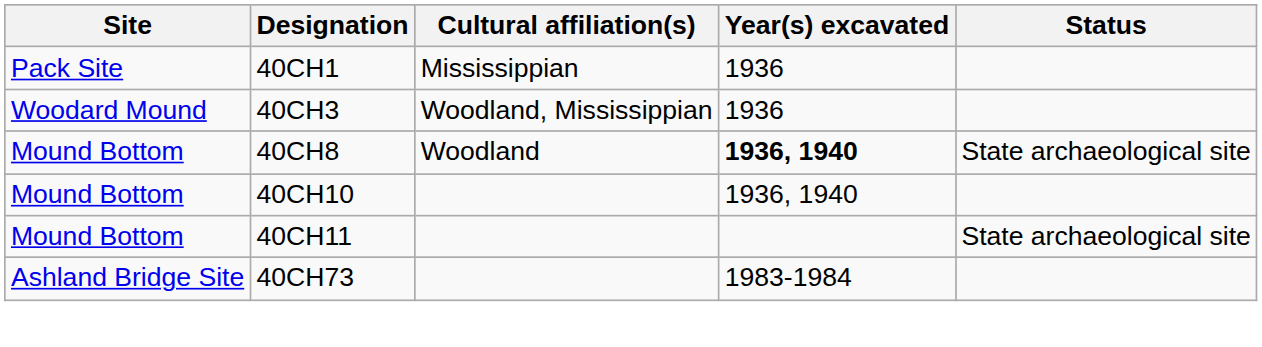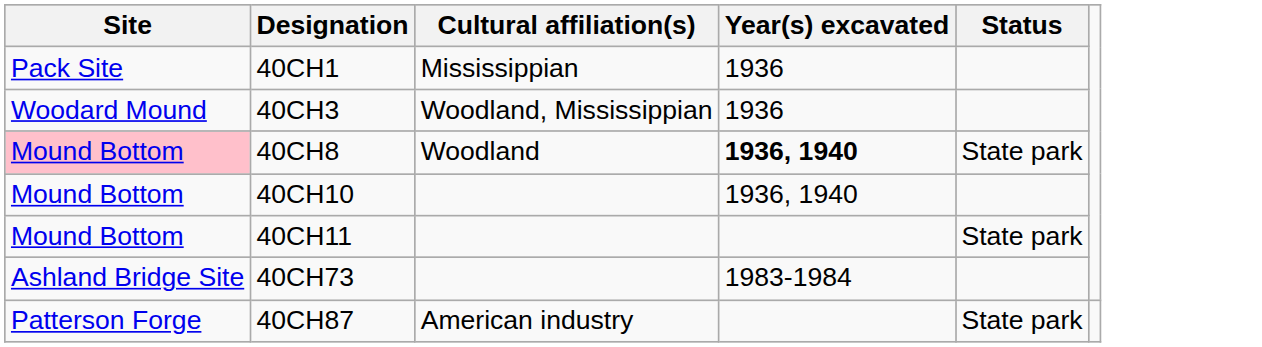(97, 151) no background -> (97, 151) pink background
(1106, 151) State archaeological site -> (1022, 151) State park
(1106, 236) State archaeological site -> (1022, 236) State park
+ row: (305, 320)
